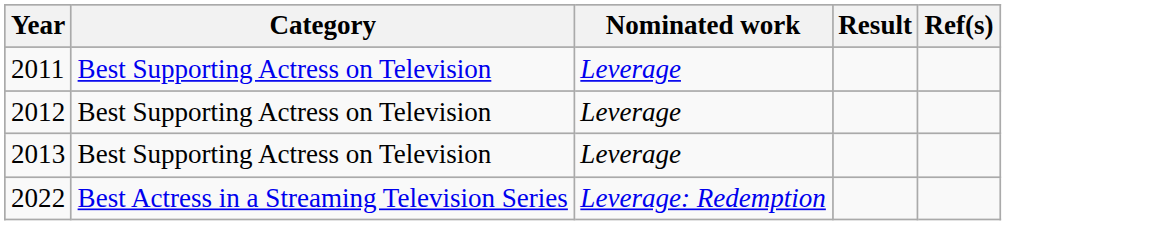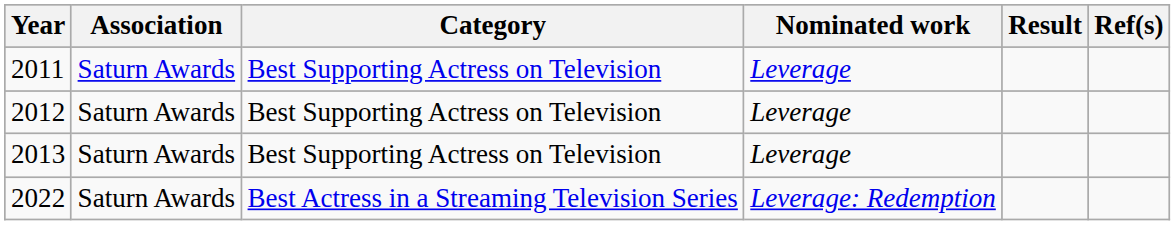+ column: (156, 25)
